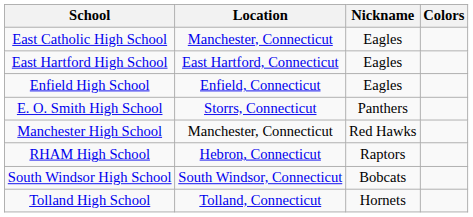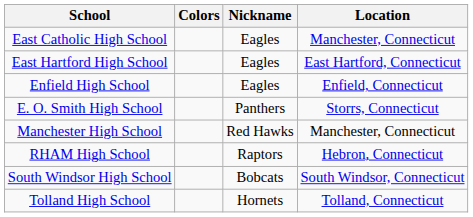columns swapped: (260, 16) <-> (444, 16)
